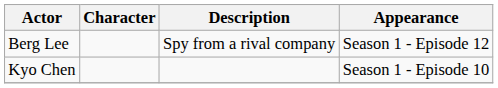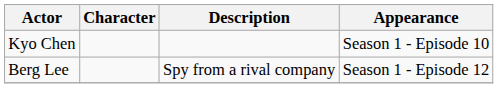rows swapped: (42, 69) <-> (39, 43)
